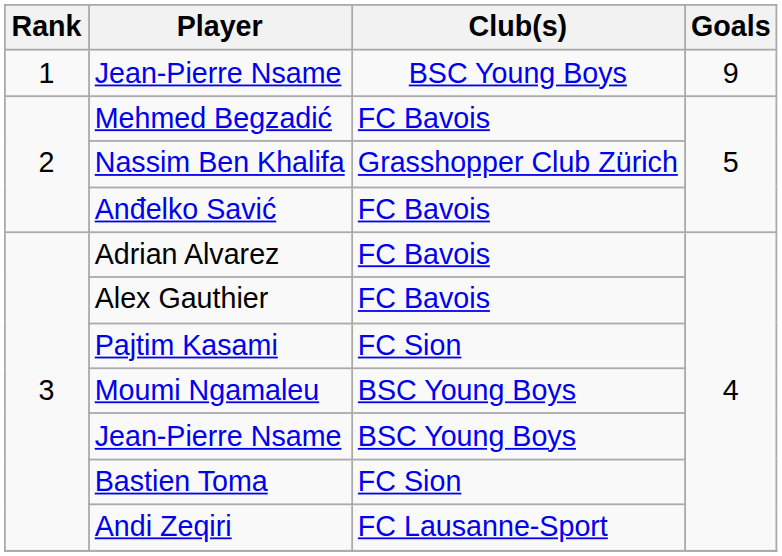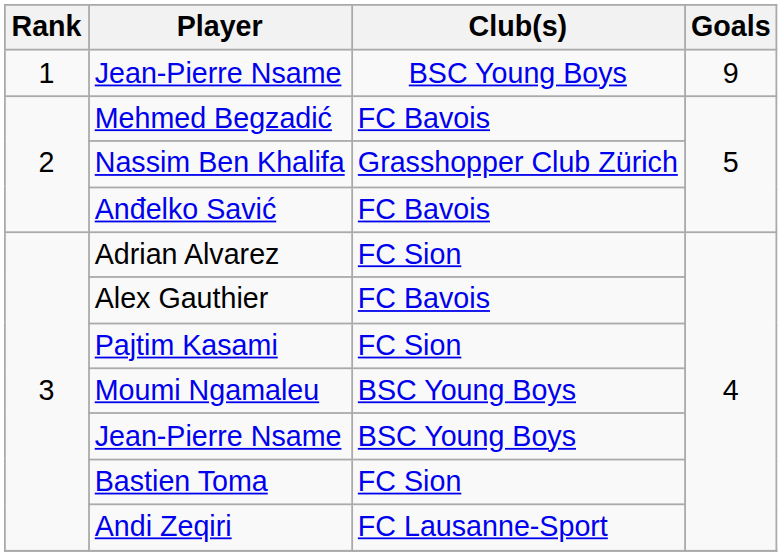(424, 254) FC Bavois -> (410, 254) FC Sion
